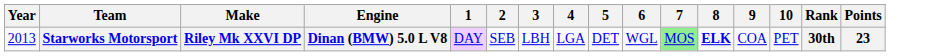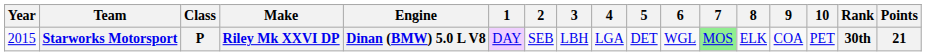+ column: (200, 15)
(22, 38) 2013 -> (22, 38) 2015
(716, 38) bold -> (753, 38) normal
(863, 38) 23 -> (899, 38) 21
